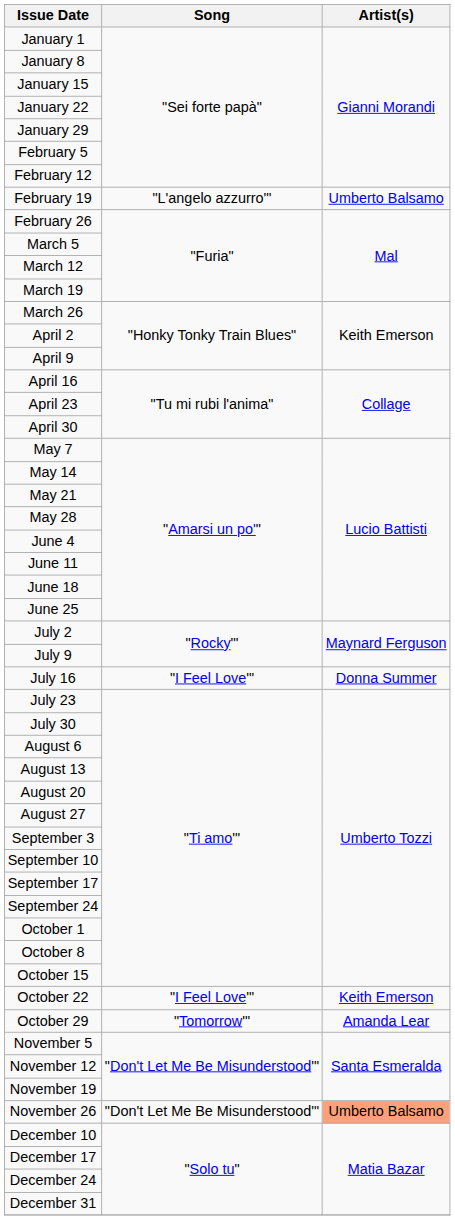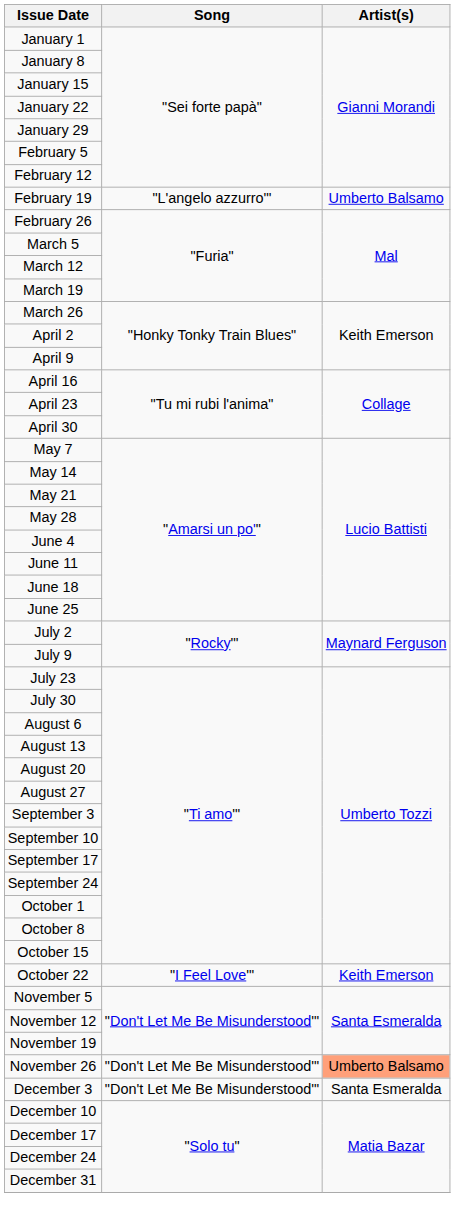- row: (53, 678)
- row: (53, 1020)
+ row: (53, 1089)
